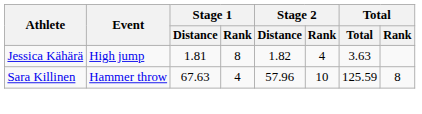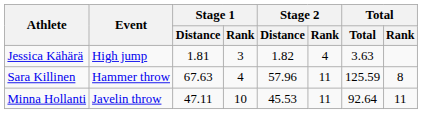(238, 56) 8 -> (240, 56) 3
(322, 77) 10 -> (325, 77) 11
+ row: (47, 98)
